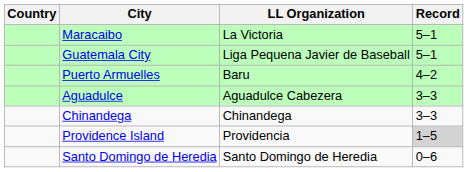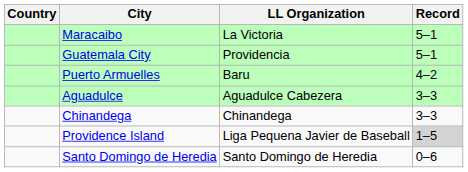(316, 55) Liga Pequena Javier de Baseball -> (256, 55) Providencia
(256, 136) Providencia -> (316, 136) Liga Pequena Javier de Baseball
